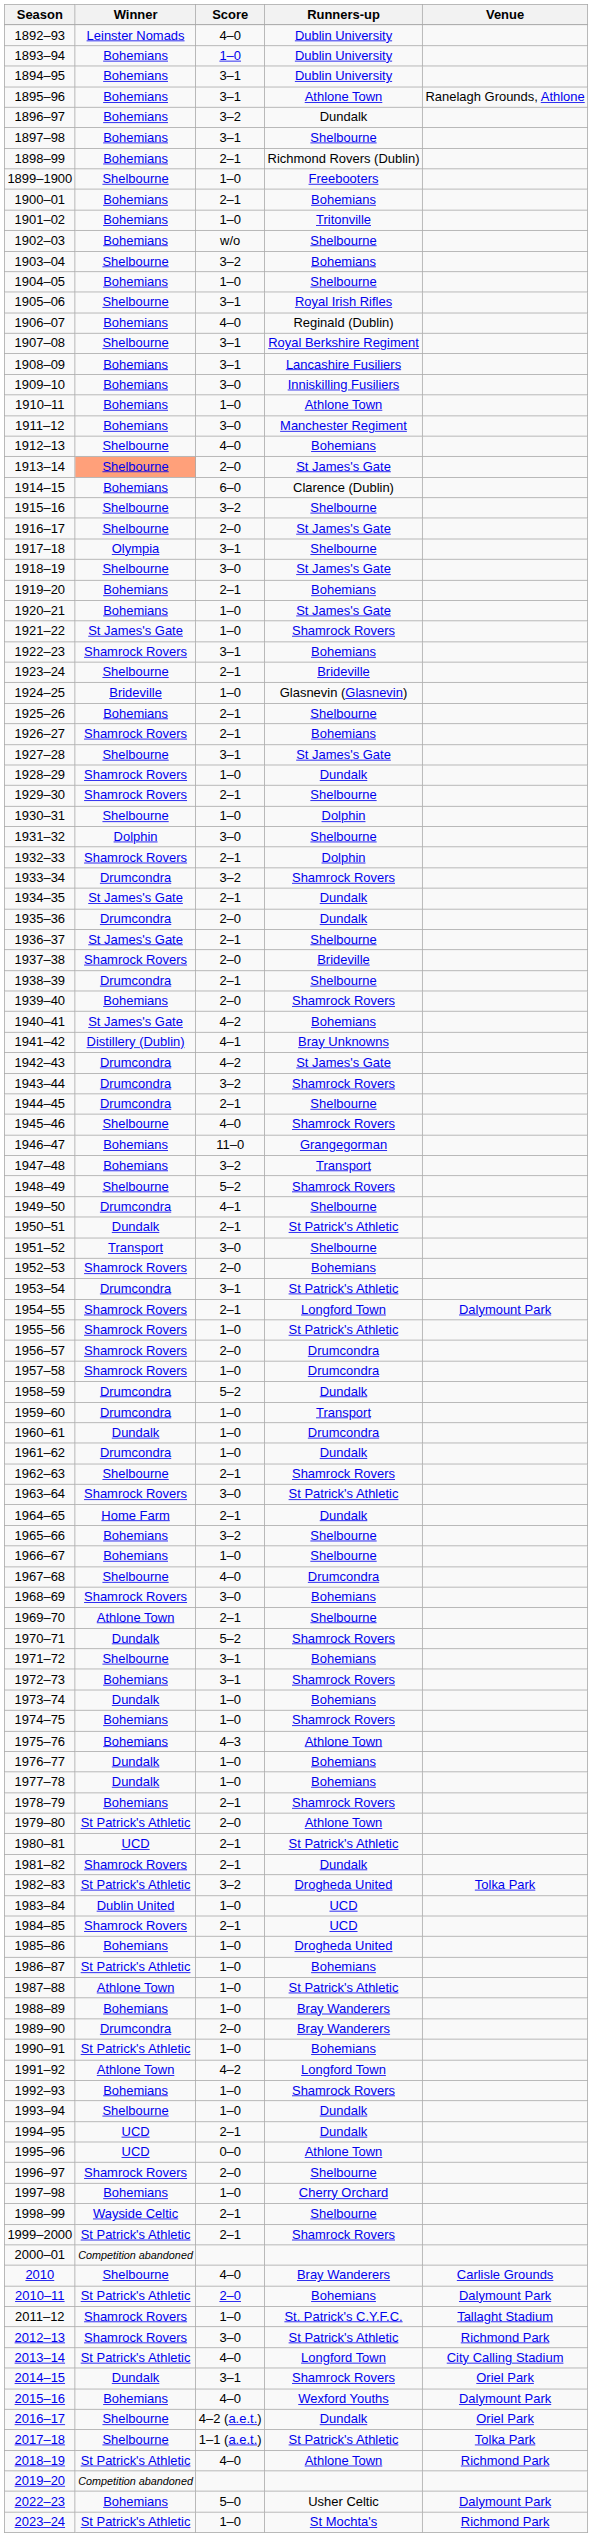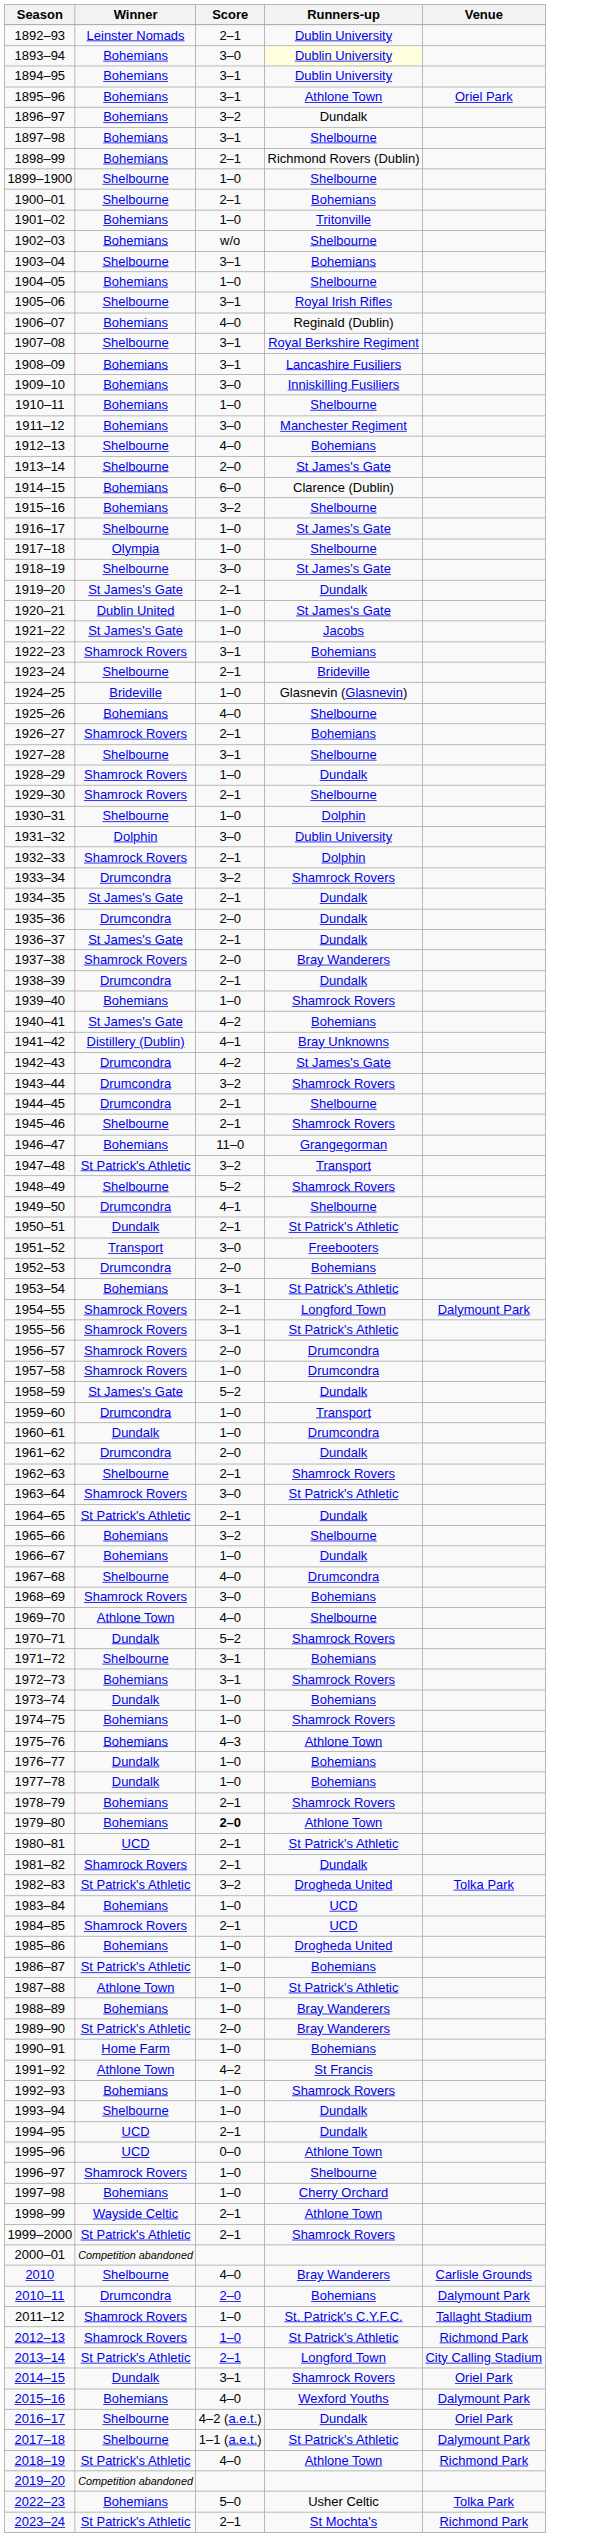(230, 35) 4–0 -> (230, 35) 2–1
(230, 55) 1–0 -> (230, 55) 3–0
(343, 55) no background -> (343, 55) lightyellow background
(505, 96) Ranelagh Grounds, Athlone -> (484, 96) Oriel Park
(343, 179) Freebooters -> (344, 179) Shelbourne
(136, 199) Bohemians -> (136, 199) Shelbourne
(230, 261) 3–2 -> (230, 261) 3–1
(344, 405) Athlone Town -> (344, 405) Shelbourne
(136, 466) lightsalmon background -> (136, 466) no background
(136, 508) Shelbourne -> (136, 508) Bohemians
(230, 528) 2–0 -> (230, 528) 1–0
(230, 549) 3–1 -> (230, 549) 1–0
(136, 590) Bohemians -> (136, 590) St James's Gate
(343, 590) Bohemians -> (343, 590) Dundalk
(136, 610) Bohemians -> (136, 610) Dublin United
(344, 631) Shamrock Rovers -> (343, 631) Jacobs
(230, 713) 2–1 -> (230, 713) 4–0
(344, 754) St James's Gate -> (344, 754) Shelbourne
(344, 836) Shelbourne -> (343, 836) Dublin University
(344, 939) Shelbourne -> (343, 939) Dundalk
(343, 960) Brideville -> (344, 960) Bray Wanderers
(344, 980) Shelbourne -> (343, 980) Dundalk
(230, 1001) 2–0 -> (230, 1001) 1–0
(230, 1124) 4–0 -> (230, 1124) 2–1
(136, 1165) Bohemians -> (136, 1165) St Patrick's Athletic
(344, 1248) Shelbourne -> (343, 1248) Freebooters
(136, 1268) Shamrock Rovers -> (136, 1268) Drumcondra
(136, 1289) Drumcondra -> (136, 1289) Bohemians
(230, 1330) 1–0 -> (230, 1330) 3–1
(136, 1391) Drumcondra -> (136, 1391) St James's Gate
(230, 1453) 1–0 -> (230, 1453) 2–0
(136, 1515) Home Farm -> (136, 1515) St Patrick's Athletic
(344, 1556) Shelbourne -> (343, 1556) Dundalk
(230, 1617) 2–1 -> (230, 1617) 4–0
(136, 1823) St Patrick's Athletic -> (136, 1823) Bohemians
(230, 1823) normal -> (230, 1823) bold
(136, 1905) Dublin United -> (136, 1905) Bohemians
(136, 2029) Drumcondra -> (136, 2029) St Patrick's Athletic
(136, 2049) St Patrick's Athletic -> (136, 2049) Home Farm
(343, 2070) Longford Town -> (343, 2070) St Francis
(230, 2172) 2–0 -> (230, 2172) 1–0
(344, 2214) Shelbourne -> (344, 2214) Athlone Town
(136, 2296) St Patrick's Athletic -> (136, 2296) Drumcondra
(230, 2337) 3–0 -> (230, 2337) 1–0
(230, 2357) 4–0 -> (230, 2357) 2–1
(505, 2440) Tolka Park -> (484, 2440) Dalymount Park
(505, 2501) Dalymount Park -> (484, 2501) Tolka Park
(230, 2522) 1–0 -> (230, 2522) 2–1
